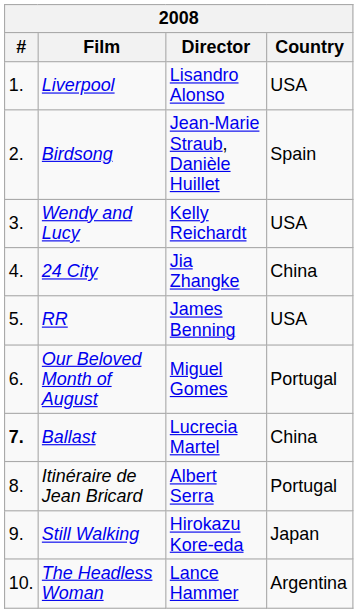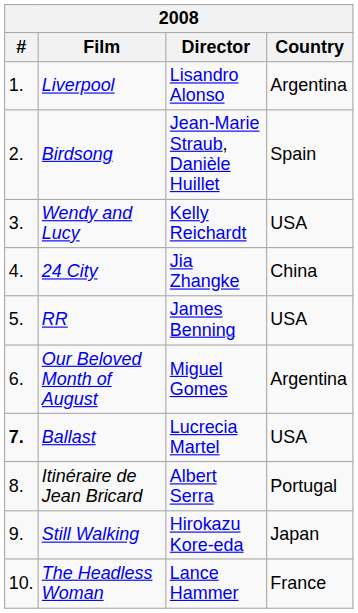(289, 85) USA -> (309, 85) Argentina
(304, 378) Portugal -> (309, 378) Argentina
(294, 437) China -> (289, 437) USA
(309, 583) Argentina -> (298, 583) France
